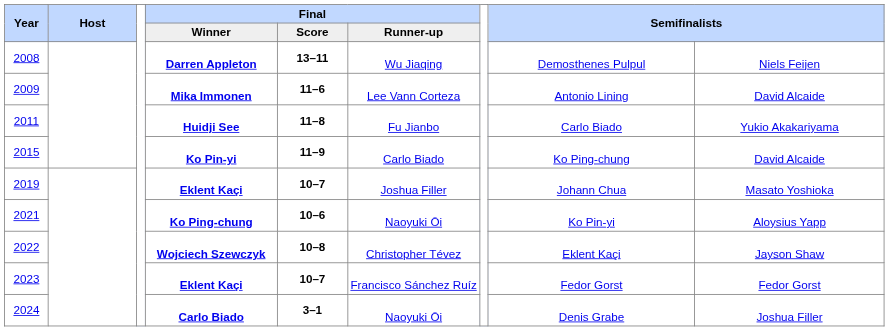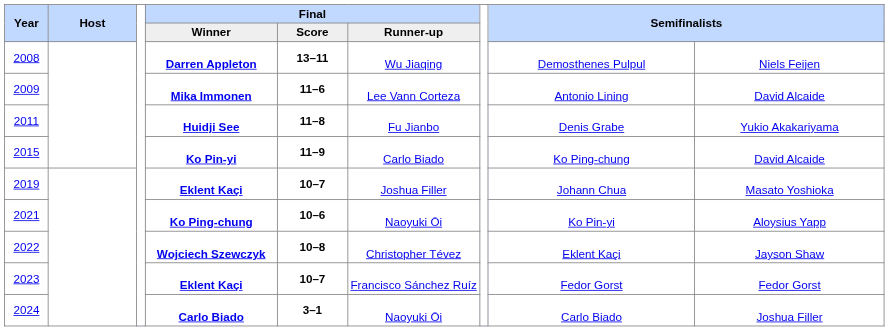(592, 127) Carlo Biado -> (592, 127) Denis Grabe
(592, 317) Denis Grabe -> (592, 317) Carlo Biado
